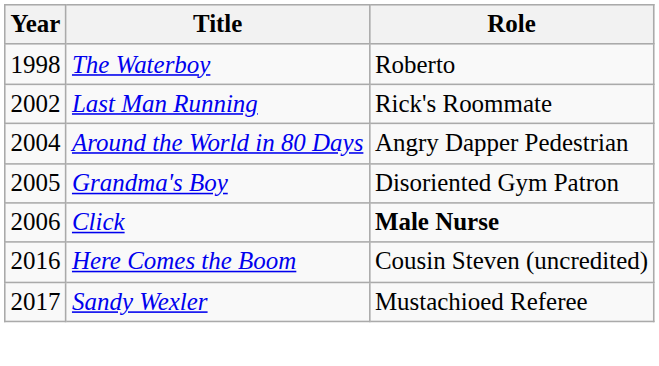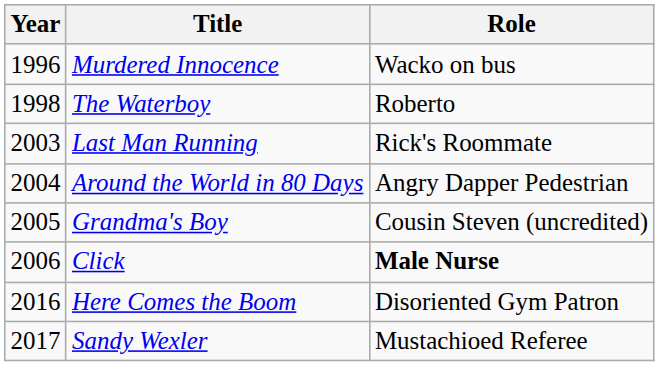+ row: (175, 63)
(35, 103) 2002 -> (35, 143) 2003
(497, 182) Disoriented Gym Patron -> (511, 222) Cousin Steven (uncredited)
(511, 261) Cousin Steven (uncredited) -> (497, 301) Disoriented Gym Patron
